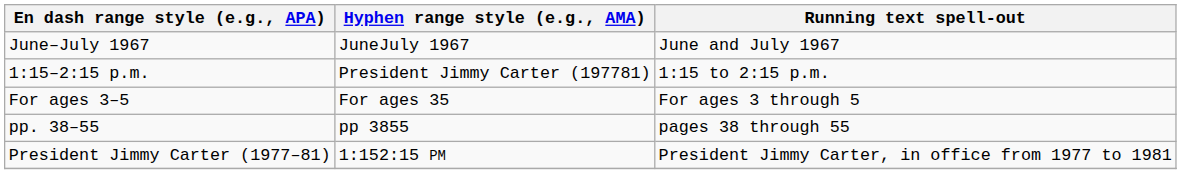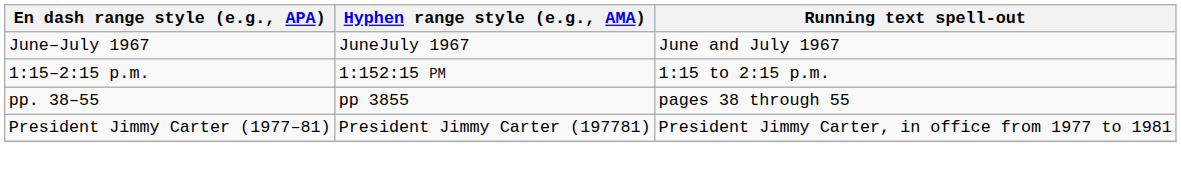(495, 73) President Jimmy Carter (197781) -> (392, 73) 1:152:15 PM
- row: (69, 100)
(392, 155) 1:152:15 PM -> (495, 128) President Jimmy Carter (197781)
